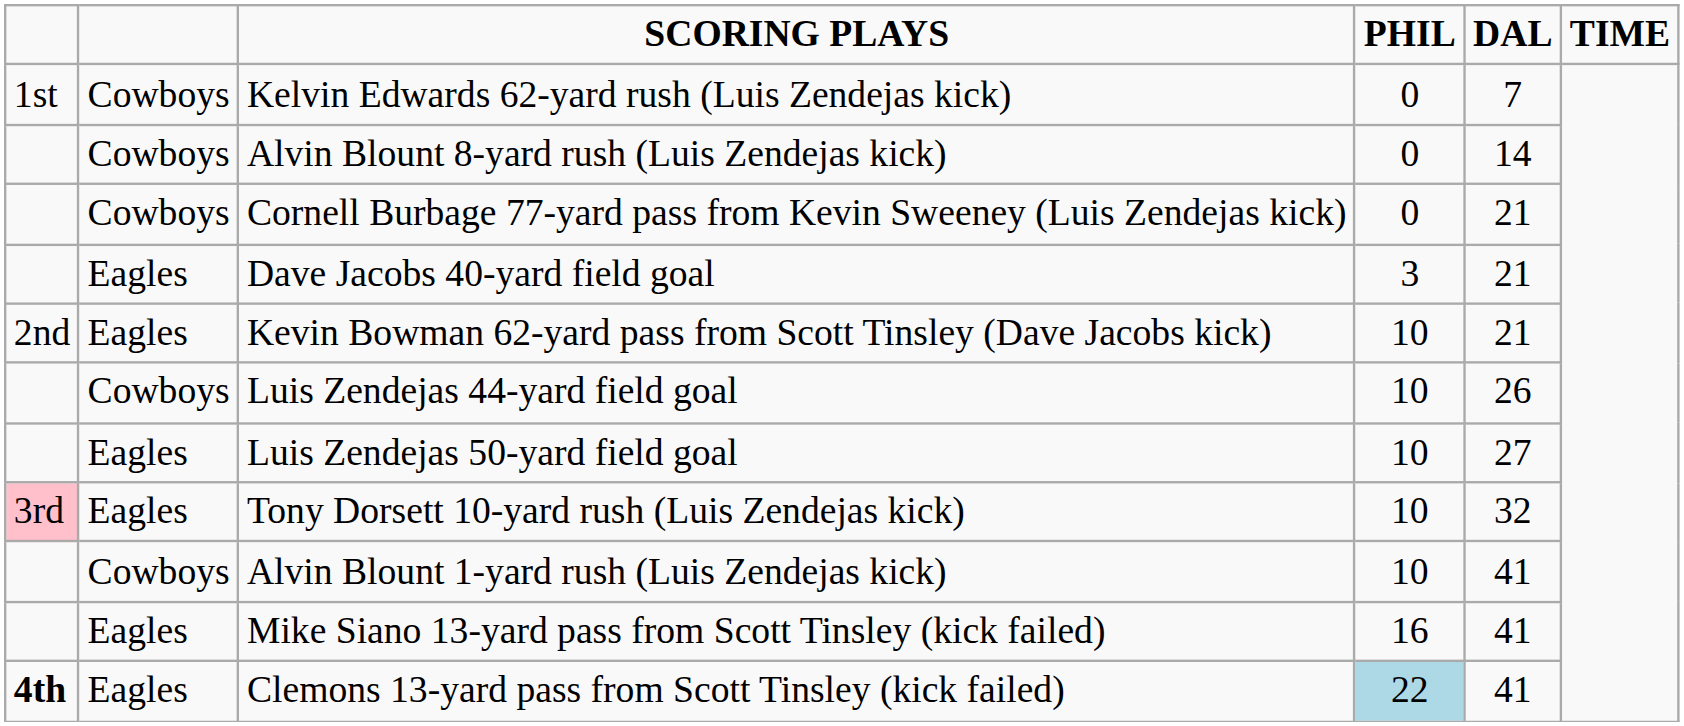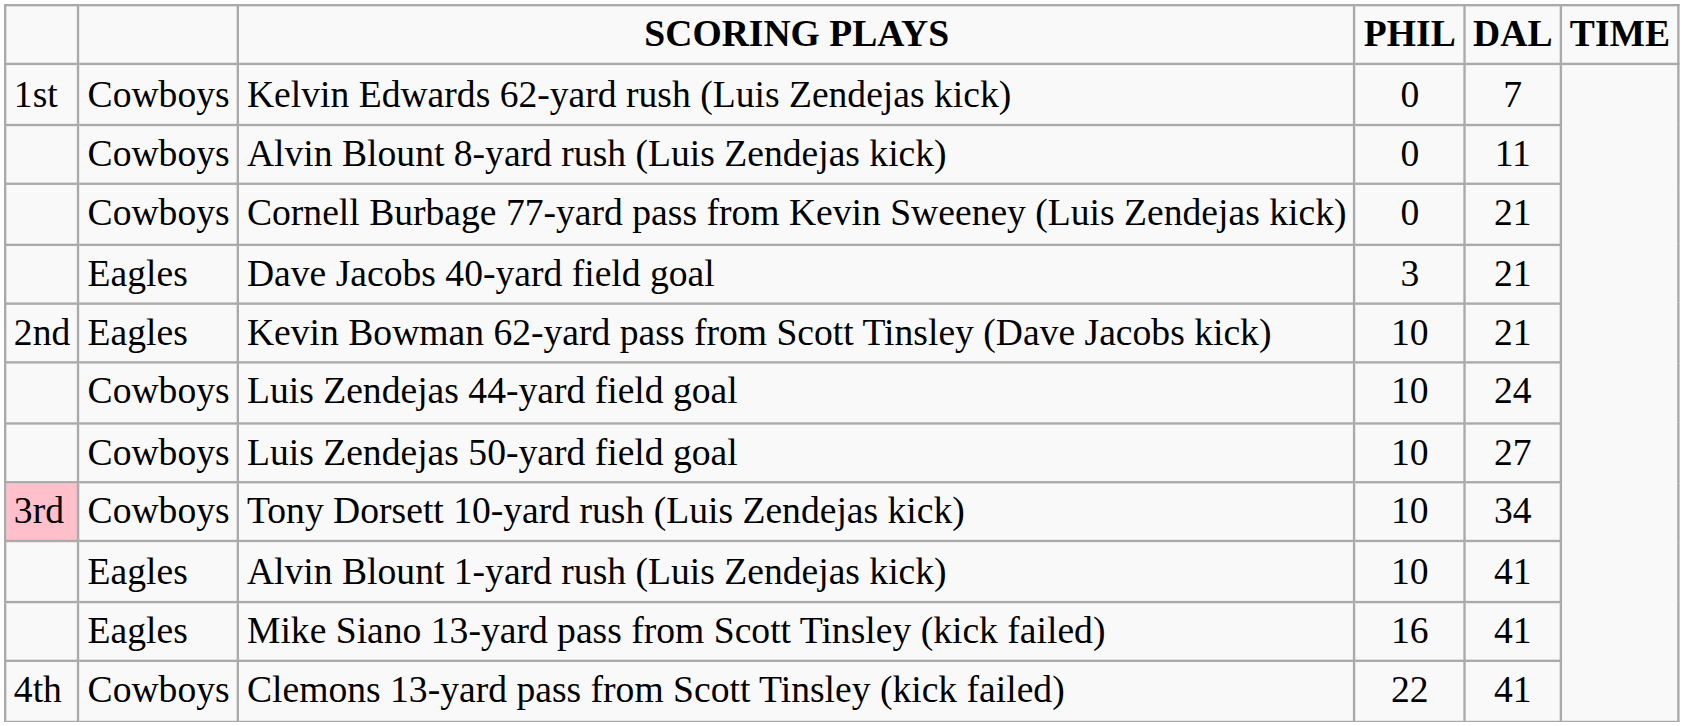(1513, 153) 14 -> (1513, 153) 11
(1513, 392) 26 -> (1513, 392) 24
(138, 451) Eagles -> (159, 451) Cowboys
(138, 511) Eagles -> (159, 511) Cowboys
(1513, 511) 32 -> (1513, 511) 34
(159, 570) Cowboys -> (138, 570) Eagles
(40, 690) bold -> (38, 690) normal
(138, 690) Eagles -> (159, 690) Cowboys
(1410, 690) lightblue background -> (1410, 690) no background
